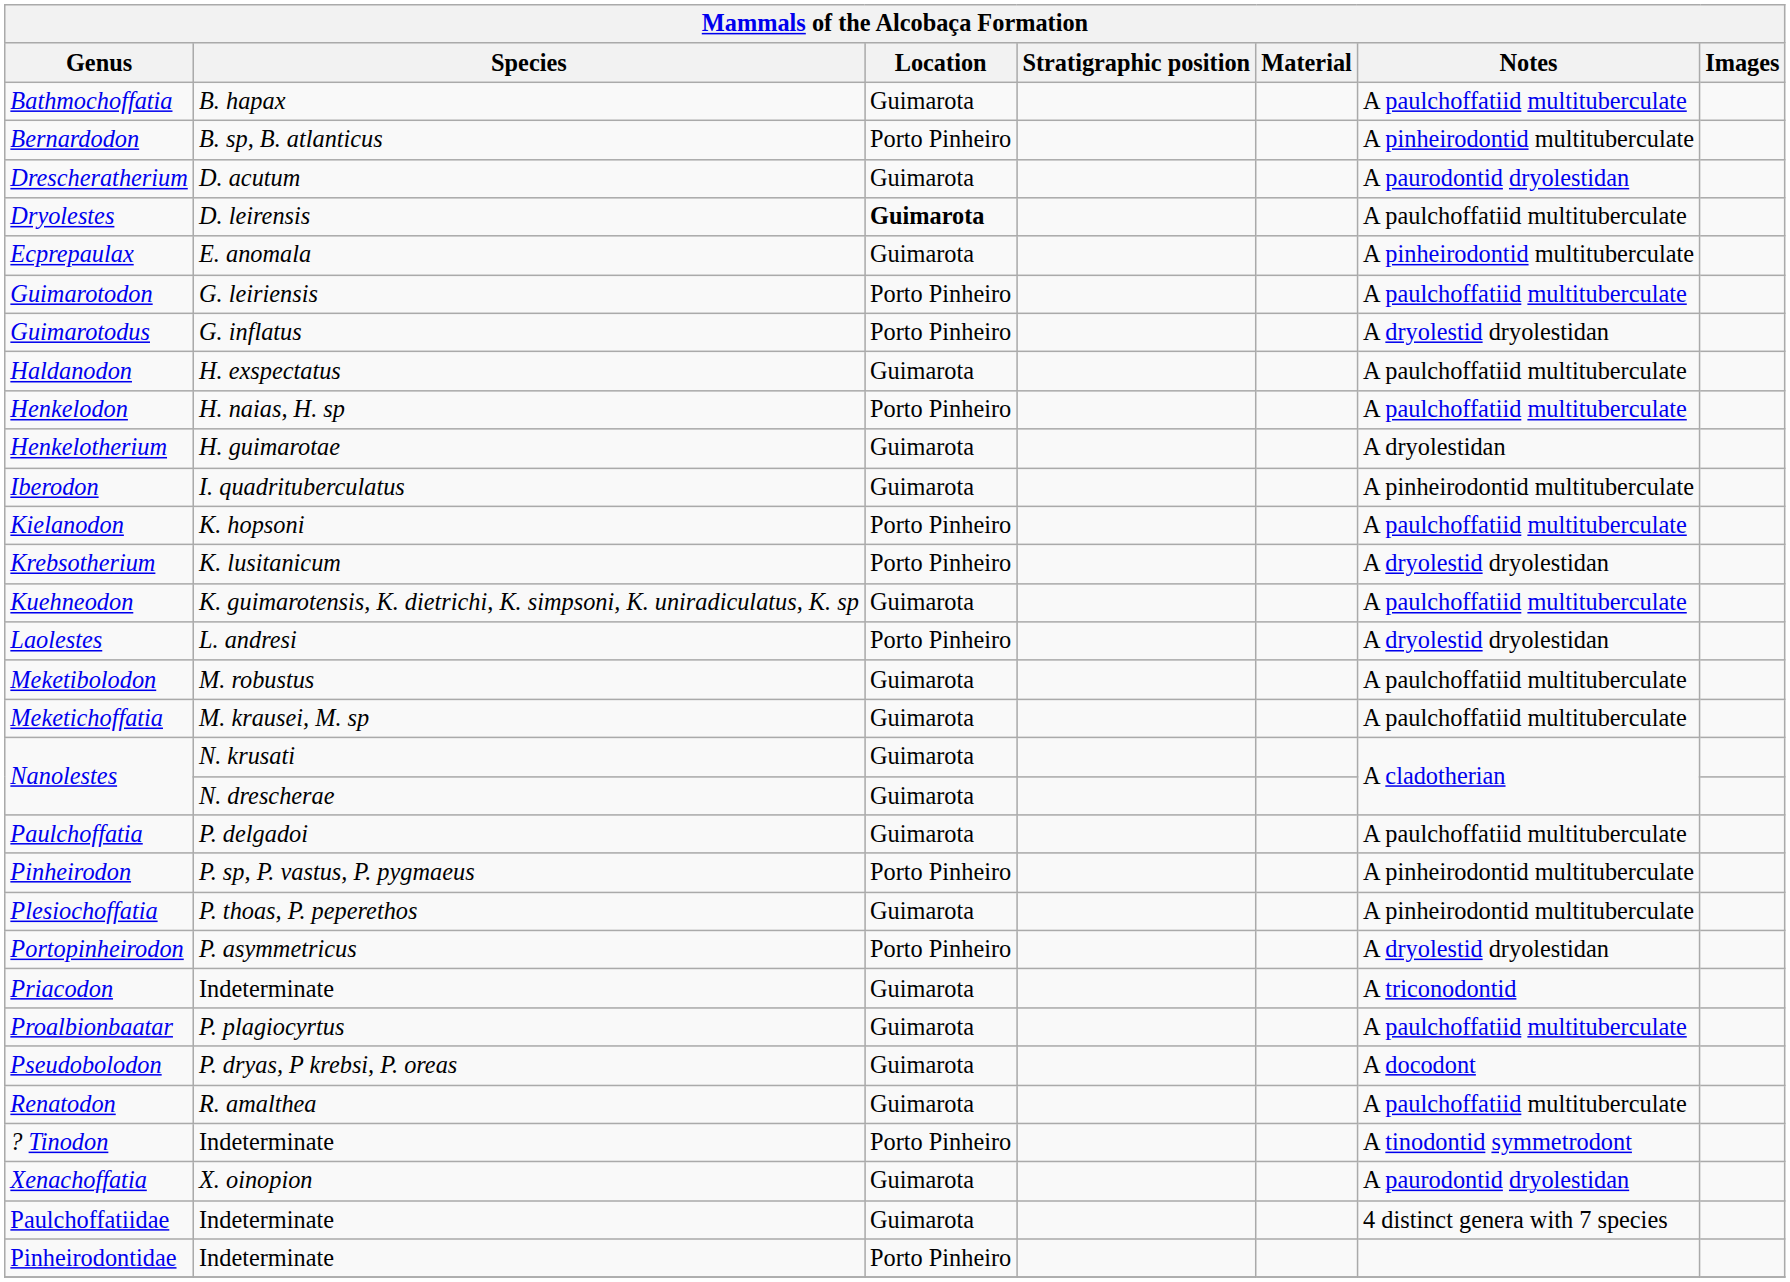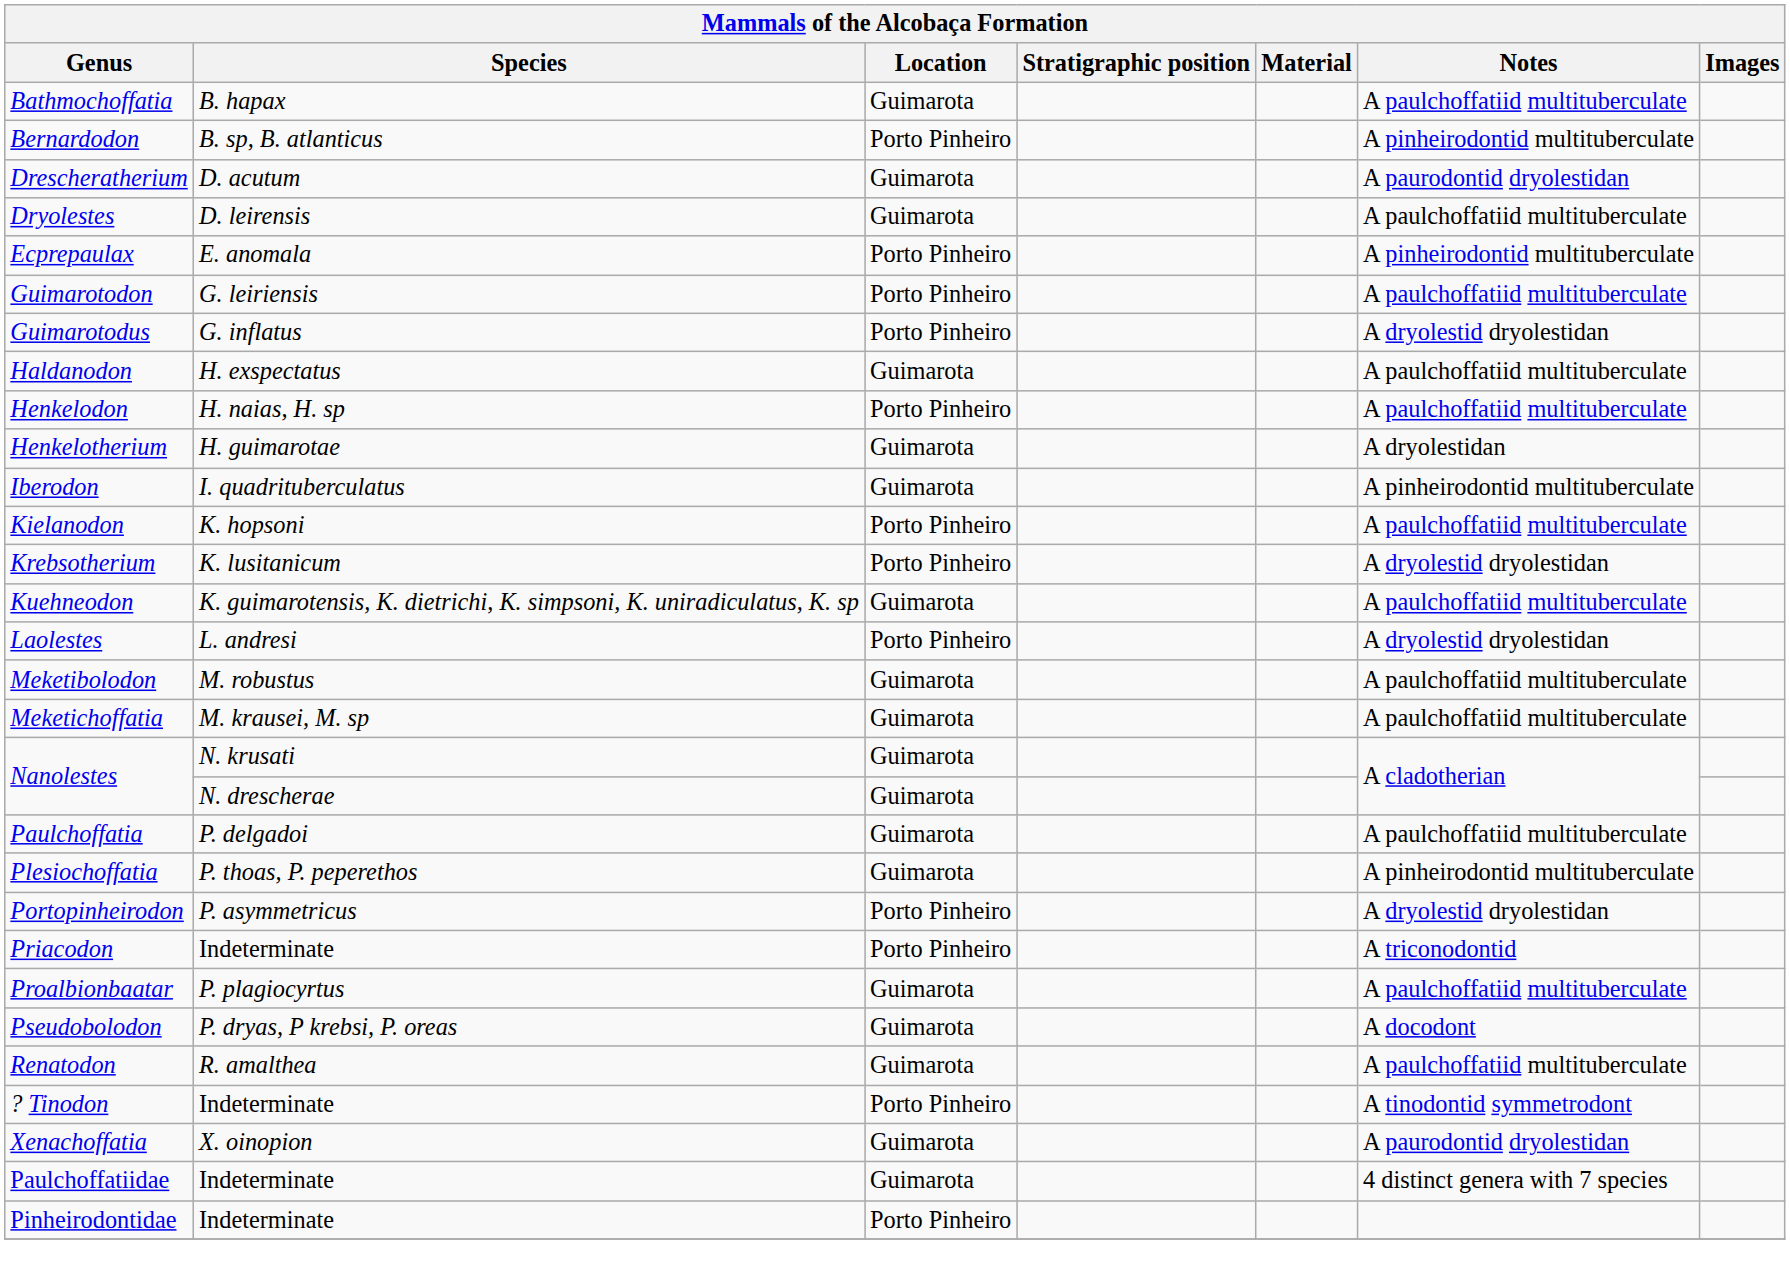(927, 216) bold -> (922, 216) normal
(922, 255) Guimarota -> (941, 255) Porto Pinheiro
- row: (71, 872)
(922, 988) Guimarota -> (941, 949) Porto Pinheiro
